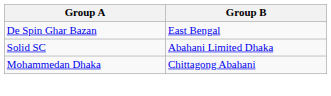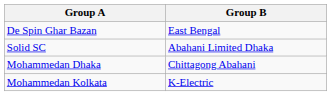+ row: (57, 82)
